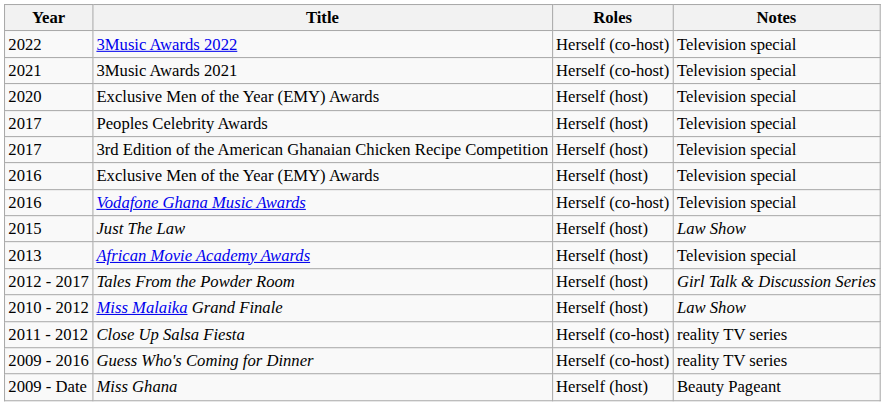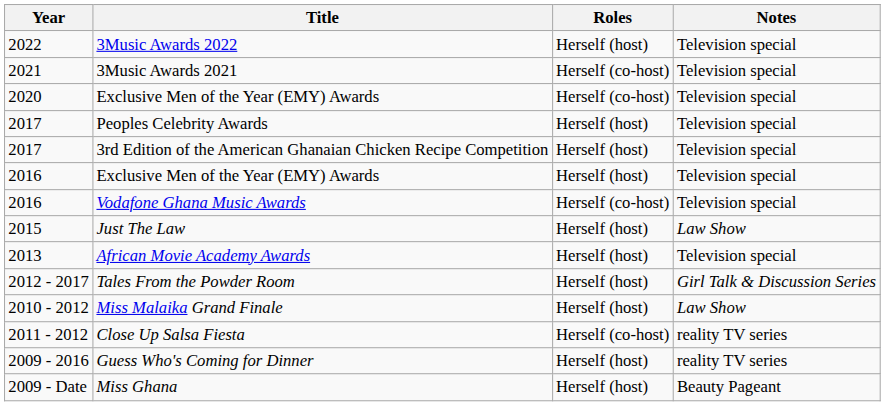(613, 44) Herself (co-host) -> (602, 44) Herself (host)
(602, 96) Herself (host) -> (613, 96) Herself (co-host)
(613, 360) Herself (co-host) -> (602, 360) Herself (host)
